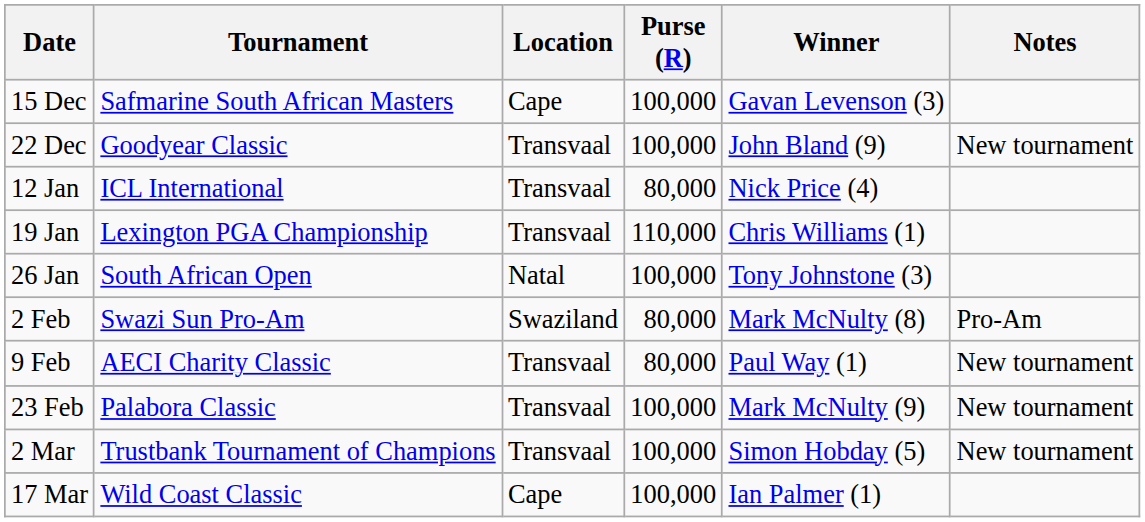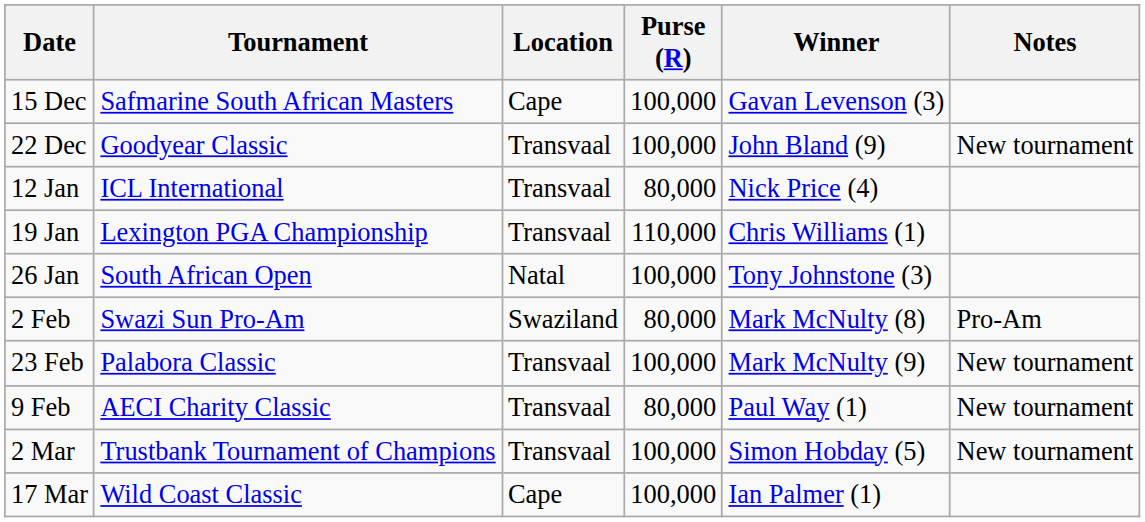rows swapped: (41, 363) <-> (47, 406)
